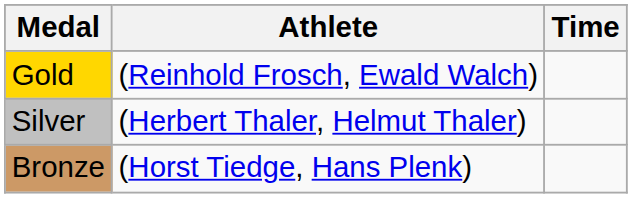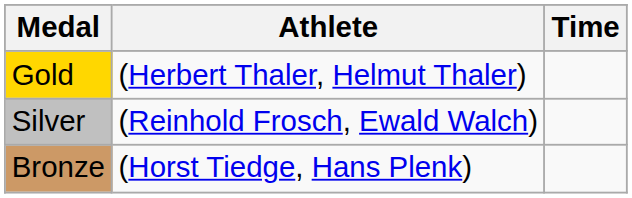(328, 74) (Reinhold Frosch, Ewald Walch) -> (323, 74) (Herbert Thaler, Helmut Thaler)
(323, 121) (Herbert Thaler, Helmut Thaler) -> (328, 121) (Reinhold Frosch, Ewald Walch)
